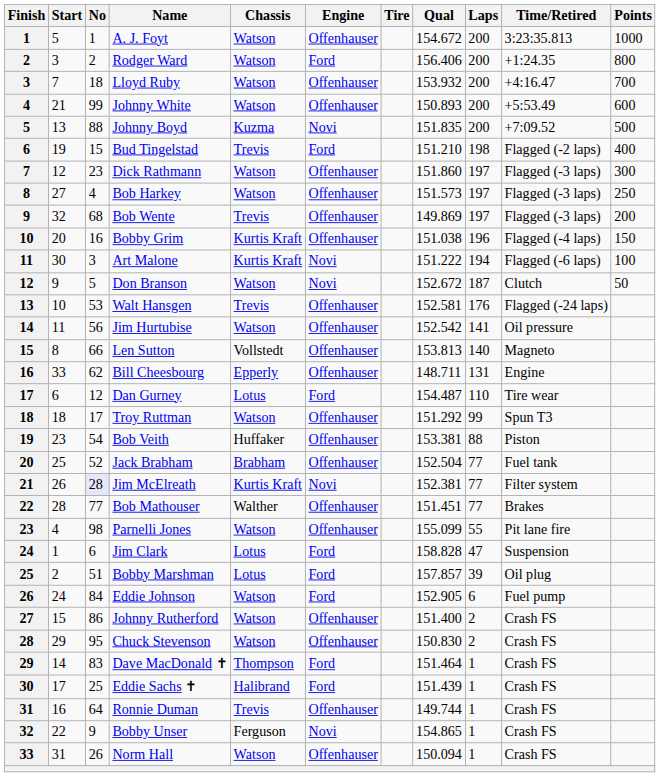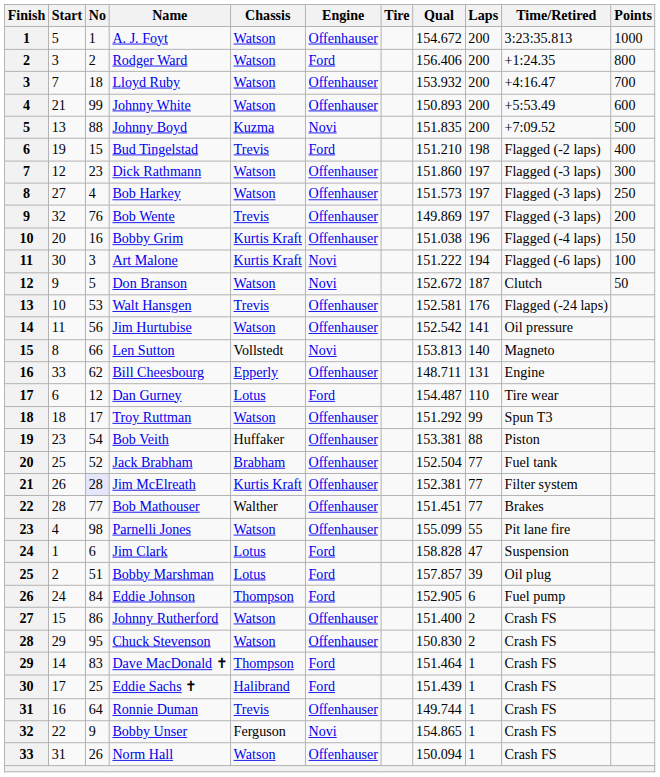(96, 216) 68 -> (96, 216) 76
(343, 350) Offenhauser -> (323, 350) Novi
(323, 484) Novi -> (343, 484) Offenhauser
(255, 596) Watson -> (264, 596) Thompson
